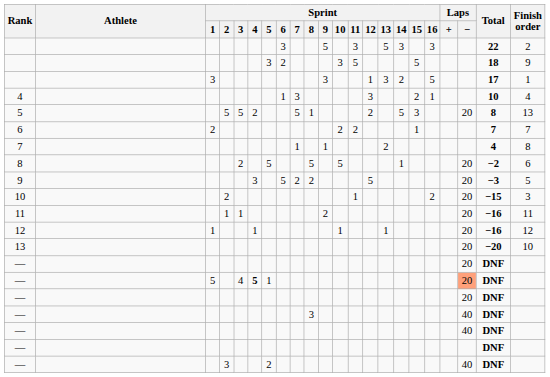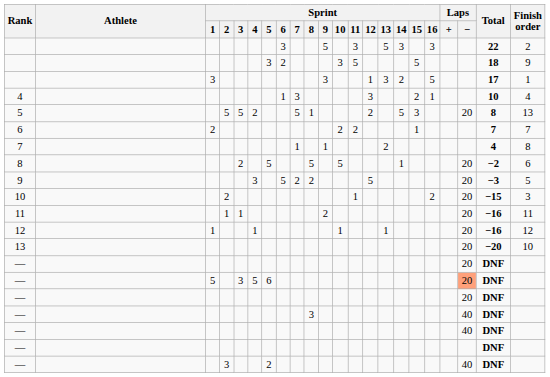(241, 280) 4 -> (241, 280) 3
(255, 280) bold -> (255, 280) normal
(269, 280) 1 -> (269, 280) 6
